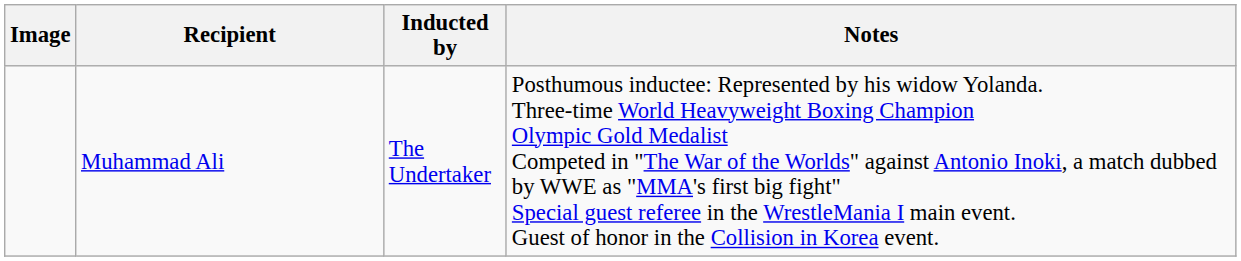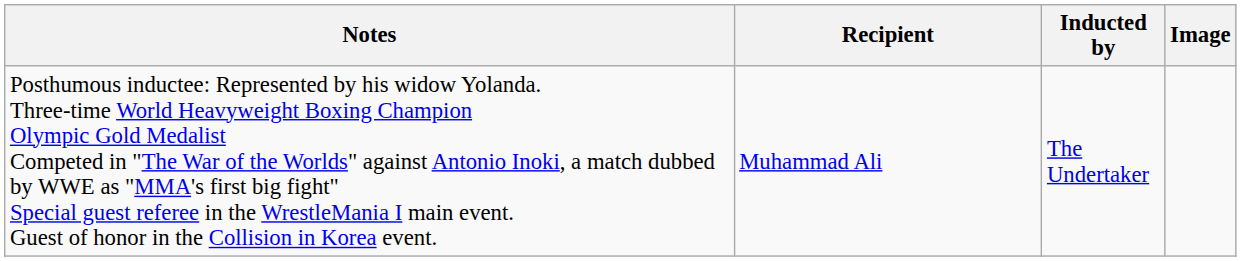columns swapped: (40, 35) <-> (871, 35)
